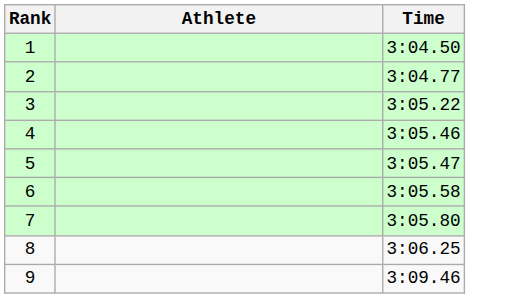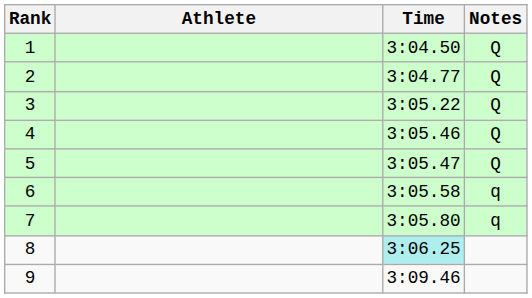+ column: (496, 19)
(424, 250) no background -> (424, 250) paleturquoise background
